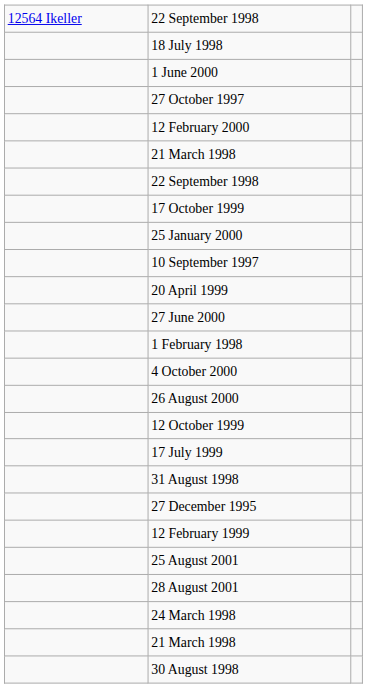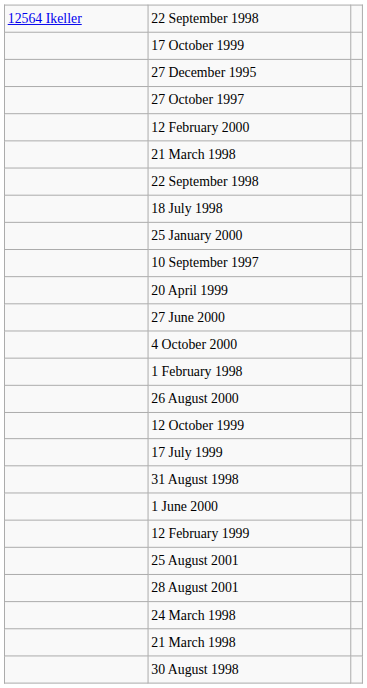rows swapped: (76, 46) <-> (76, 209)
rows swapped: (76, 507) <-> (76, 73)
rows swapped: (76, 344) <-> (76, 371)
